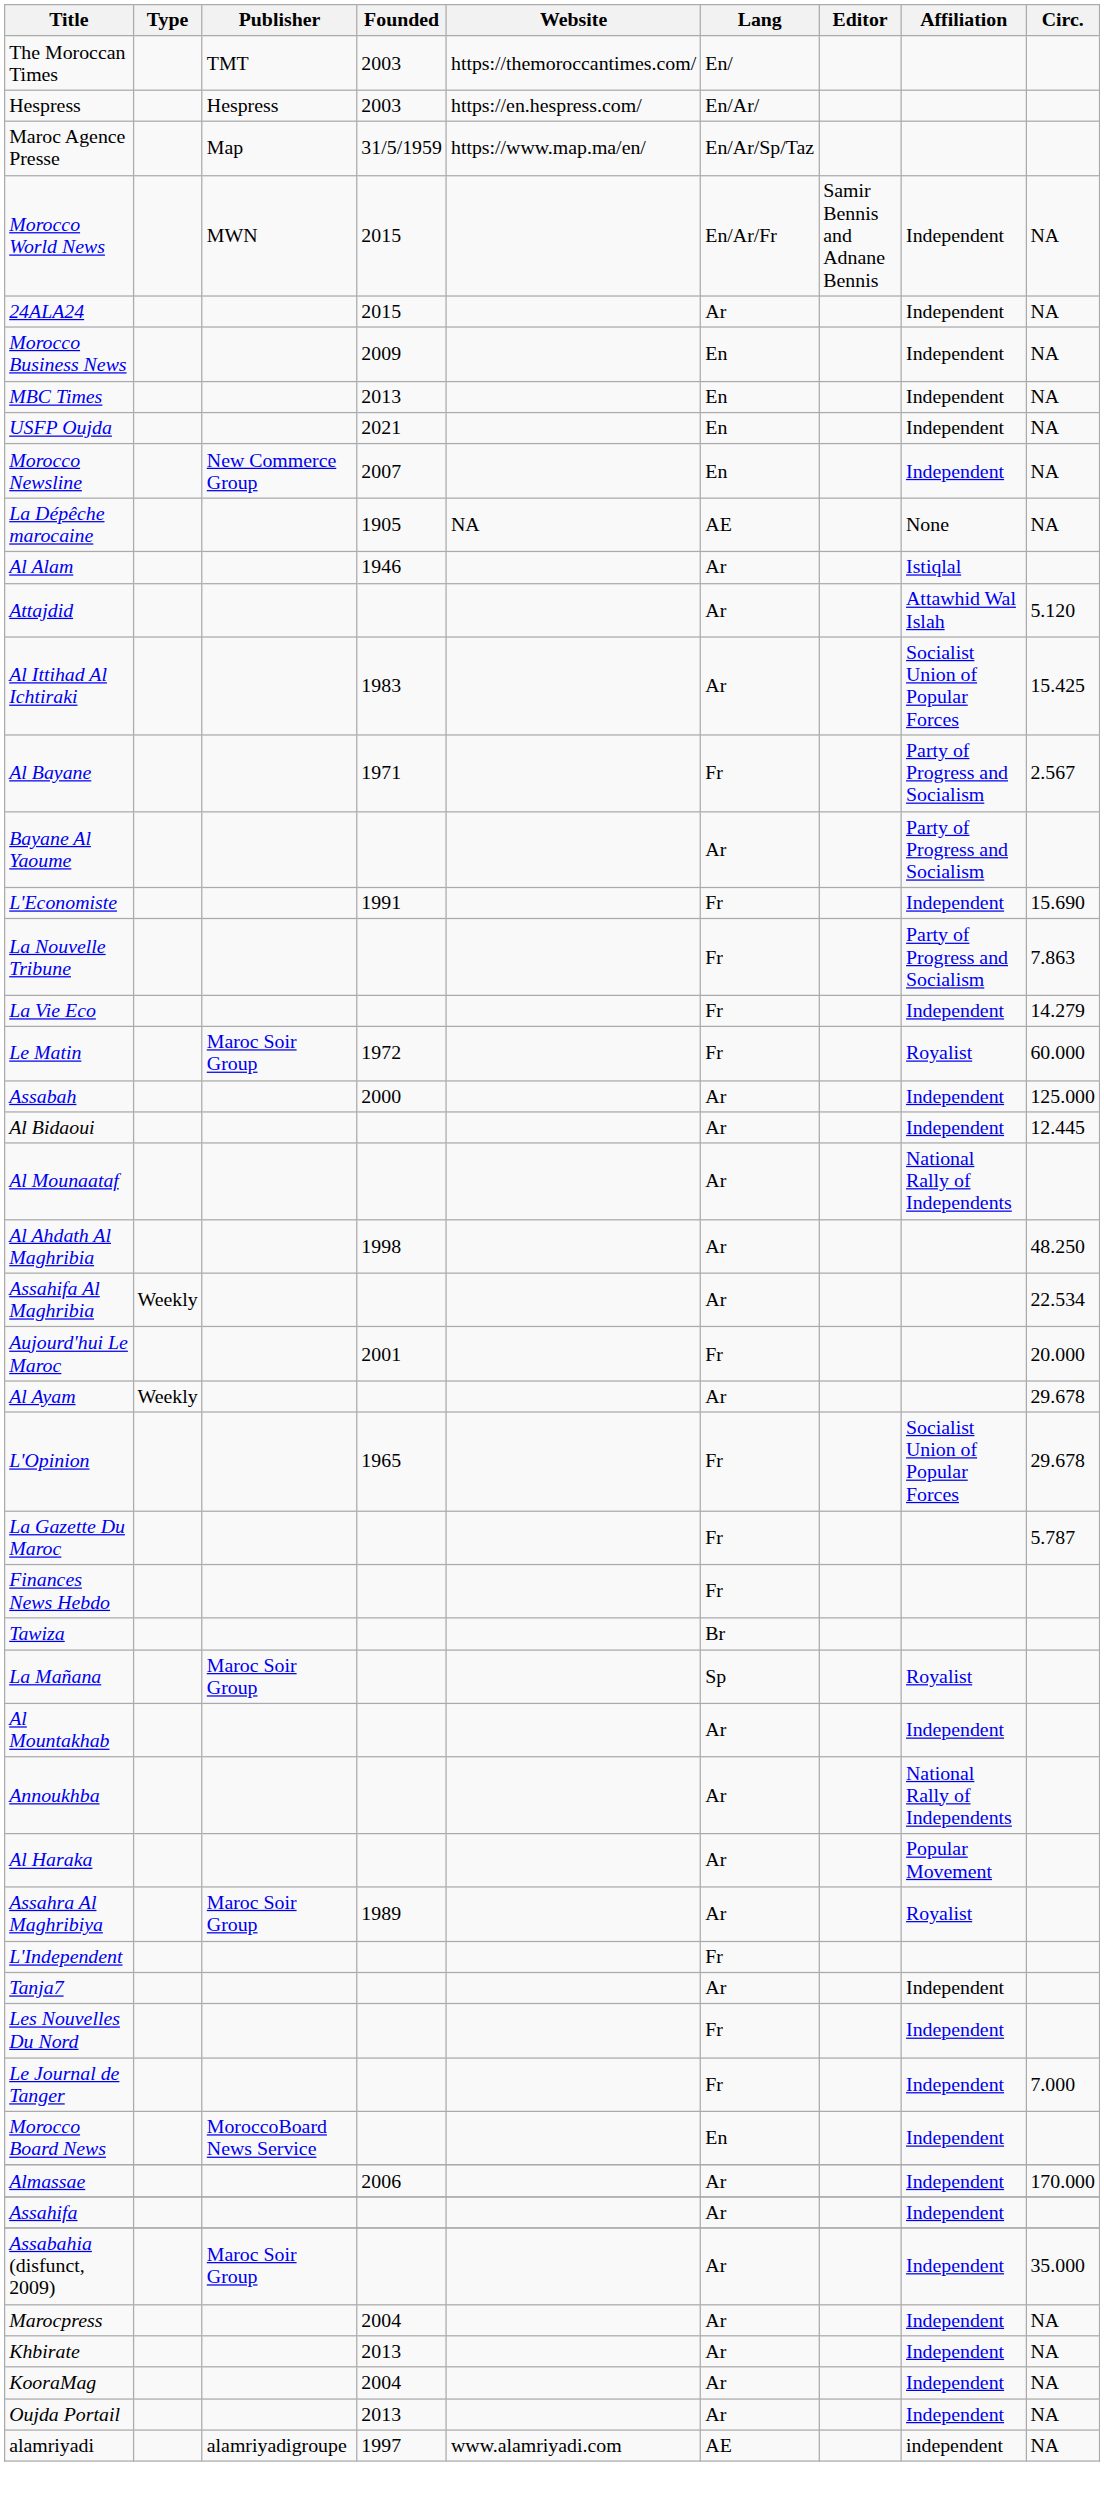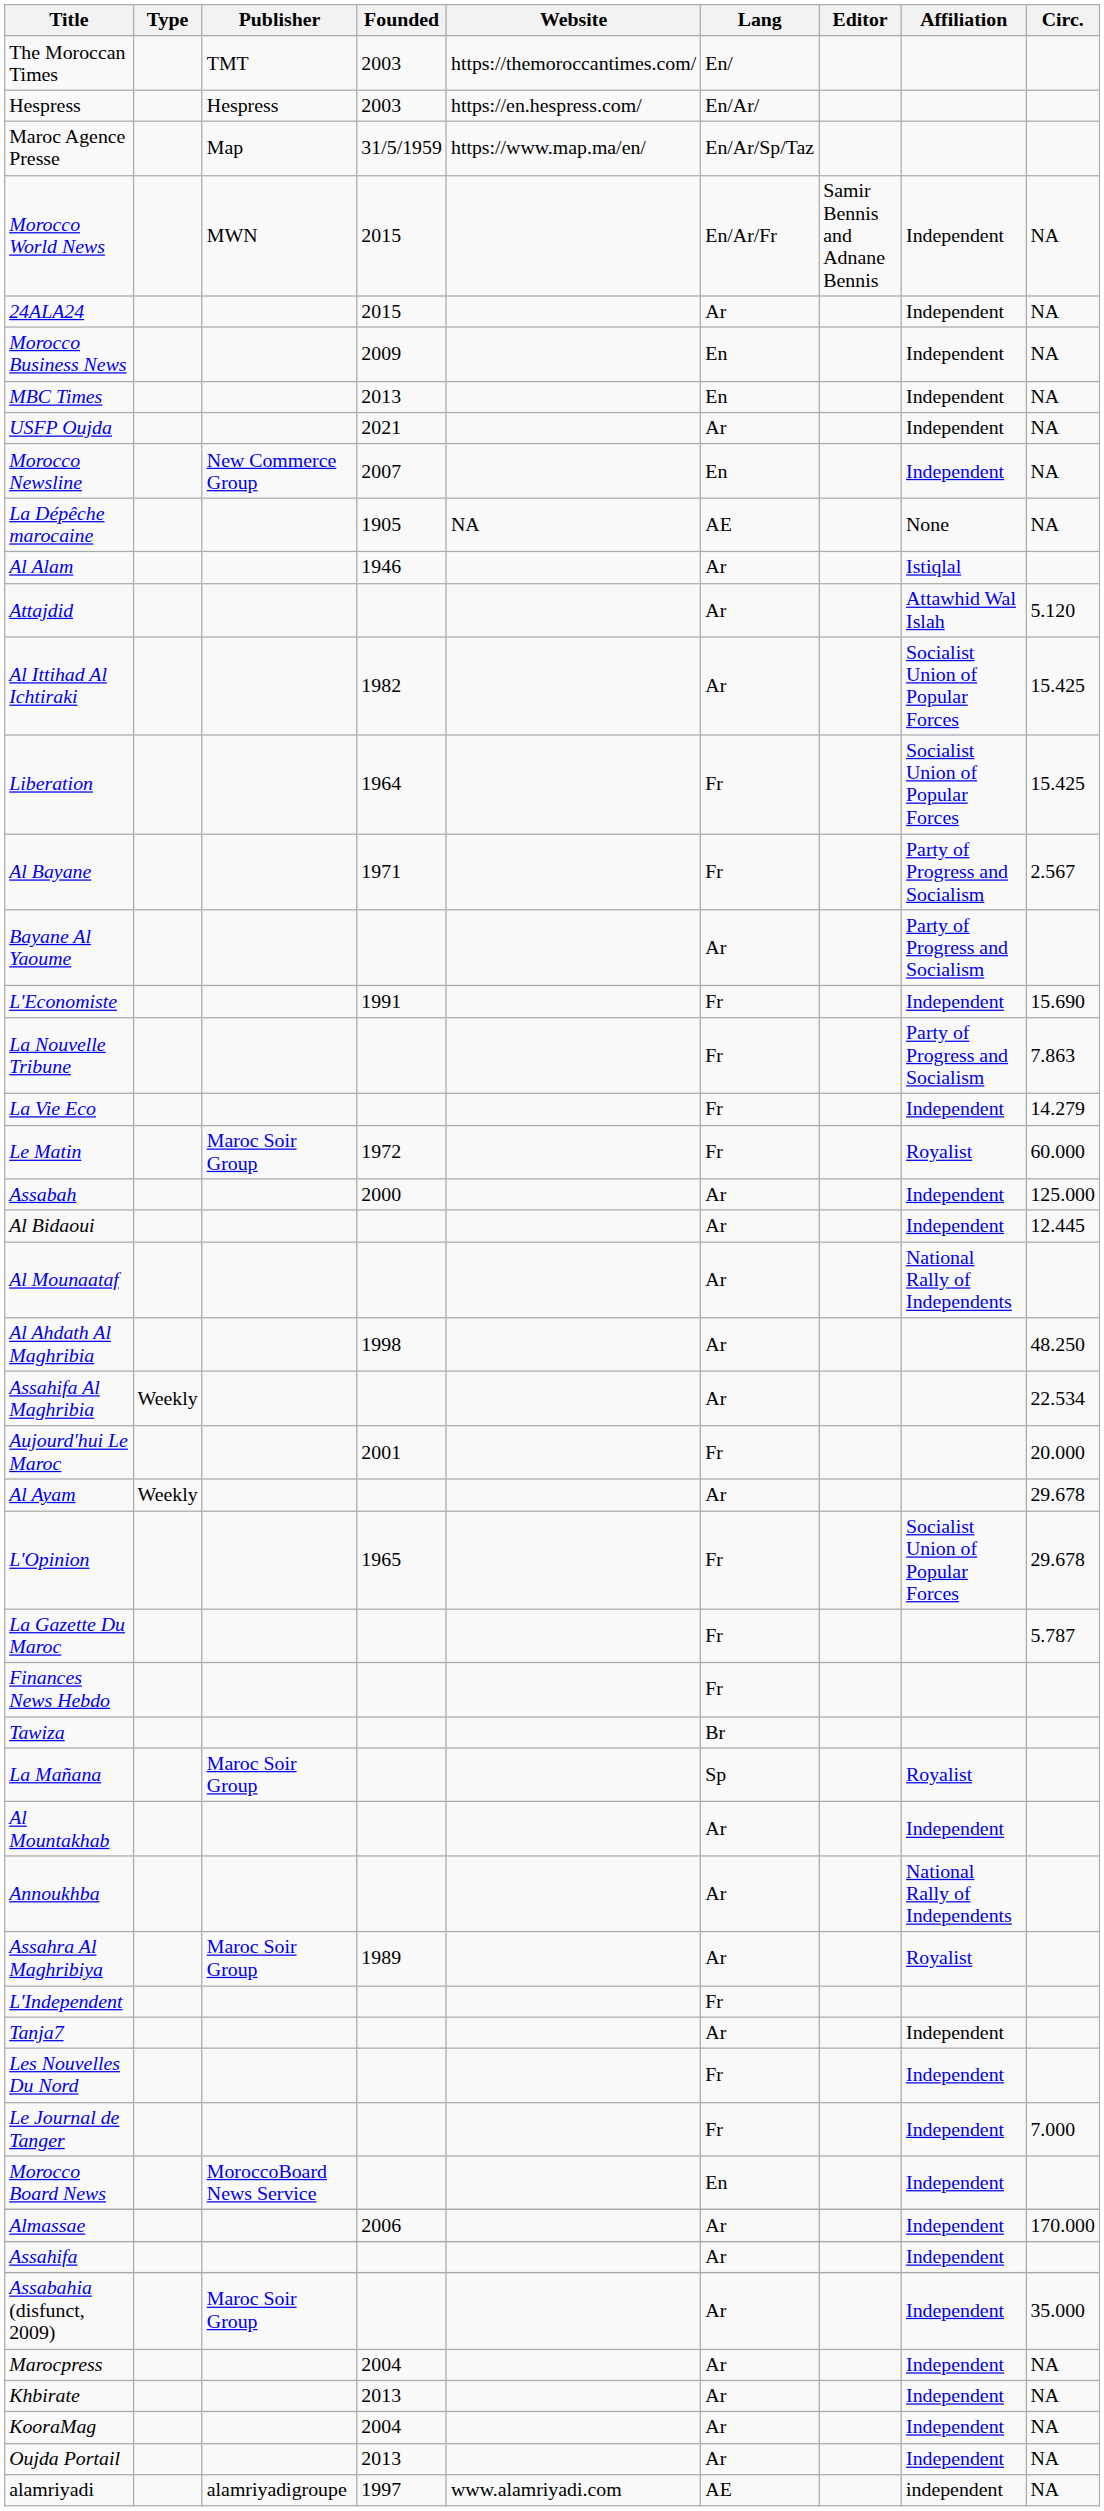(716, 428) En -> (716, 428) Ar
(381, 685) 1983 -> (381, 685) 1982
+ row: (51, 784)
- row: (51, 1860)
